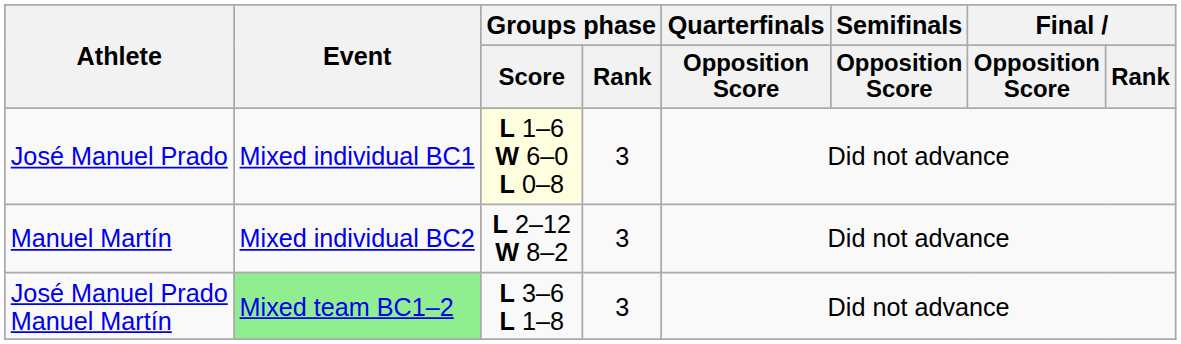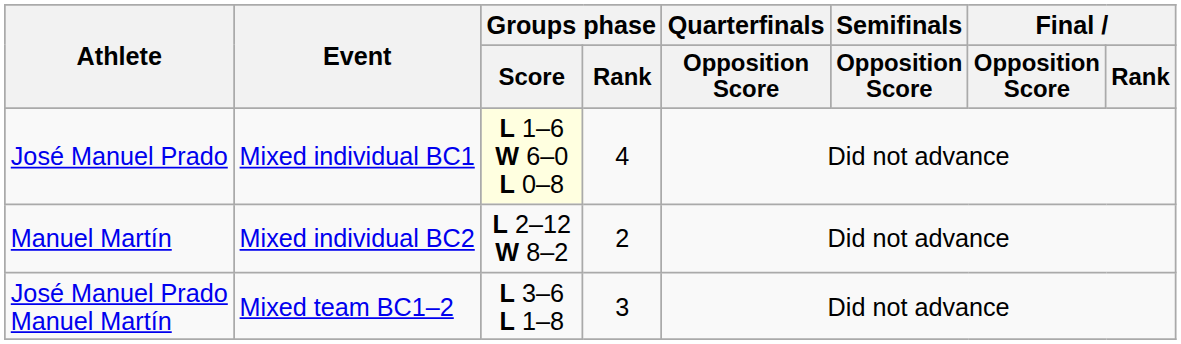(622, 157) 3 -> (622, 157) 4
(622, 239) 3 -> (622, 239) 2
(347, 306) lightgreen background -> (347, 306) no background
